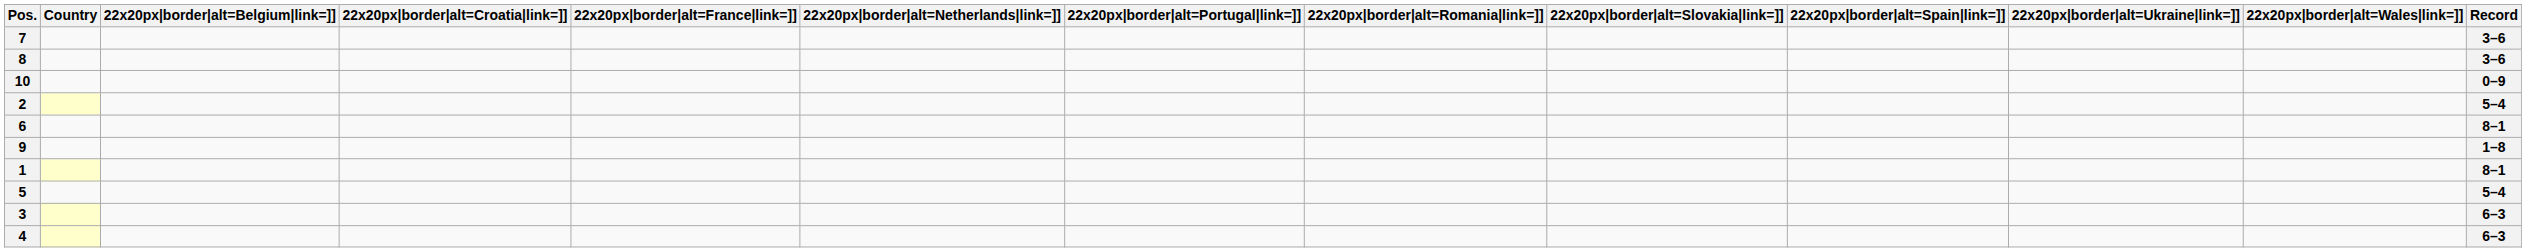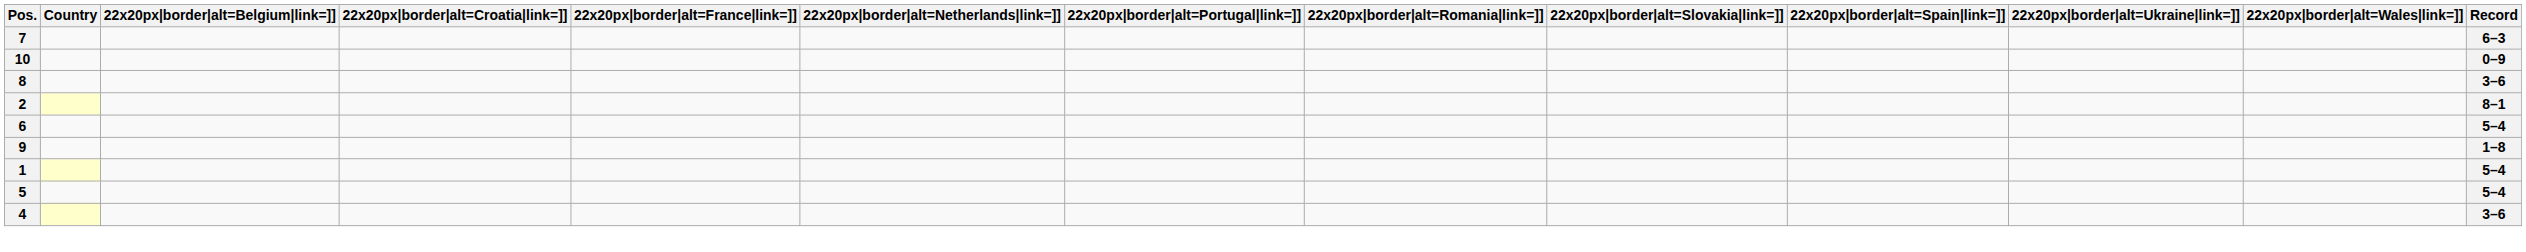(2494, 38) 3–6 -> (2494, 38) 6–3
rows swapped: (22, 82) <-> (22, 60)
(2494, 104) 5–4 -> (2494, 104) 8–1
(2494, 126) 8–1 -> (2494, 126) 5–4
(2494, 170) 8–1 -> (2494, 170) 5–4
- row: (22, 215)
(2494, 237) 6–3 -> (2494, 215) 3–6
